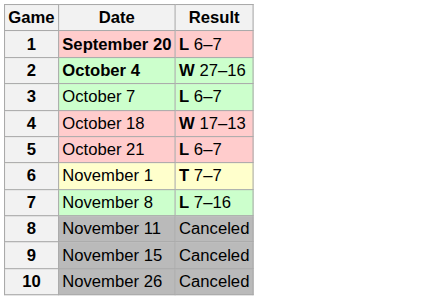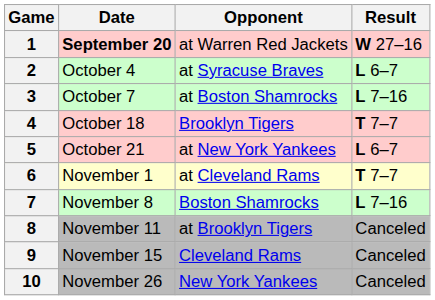+ column: (263, 17)
(200, 44) L 6–7 -> (389, 44) W 27–16
(101, 70) bold -> (99, 70) normal
(212, 70) W 27–16 -> (377, 70) L 6–7
(200, 96) L 6–7 -> (381, 96) L 7–16
(212, 123) W 17–13 -> (377, 123) T 7–7
